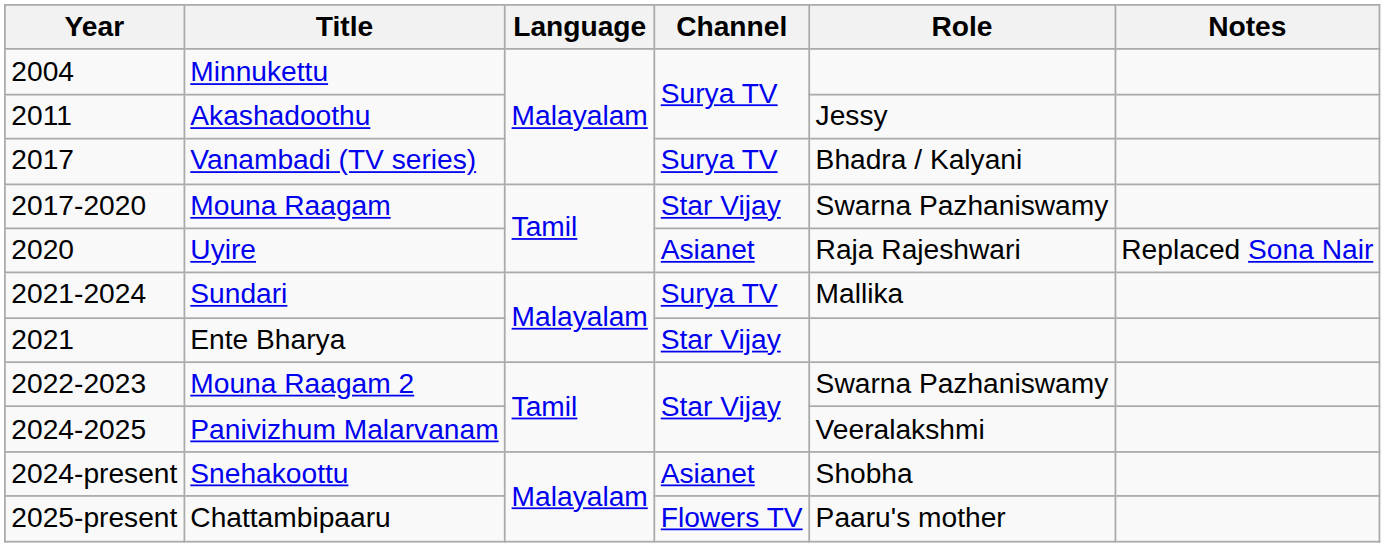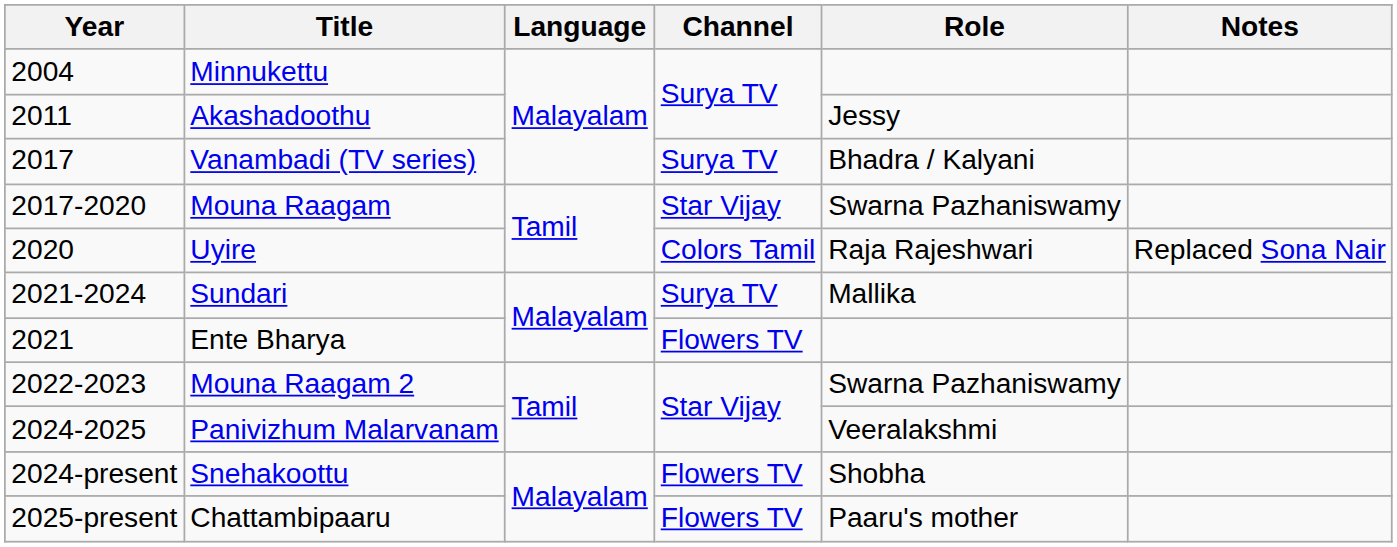(708, 250) Asianet -> (738, 250) Colors Tamil
(721, 339) Star Vijay -> (732, 339) Flowers TV
(708, 473) Asianet -> (732, 473) Flowers TV
